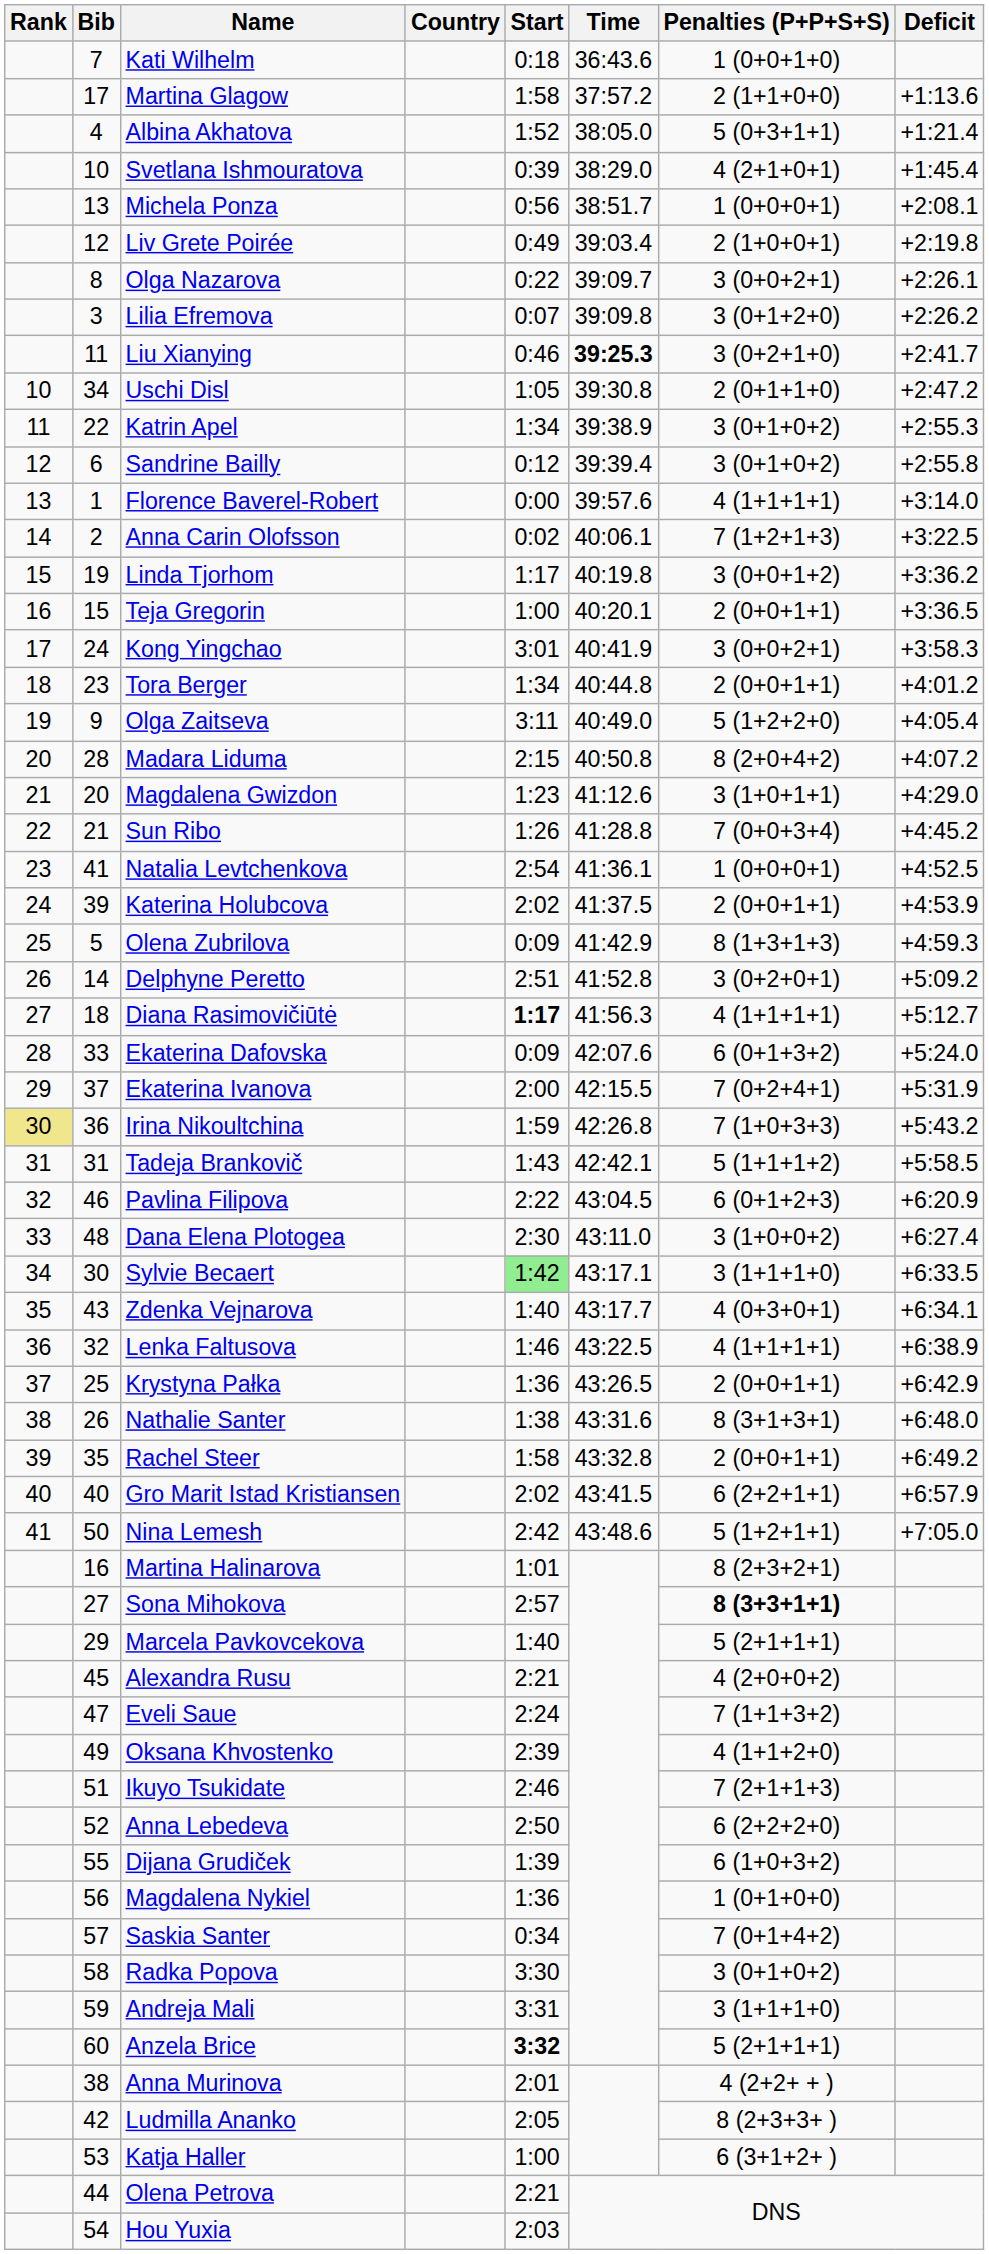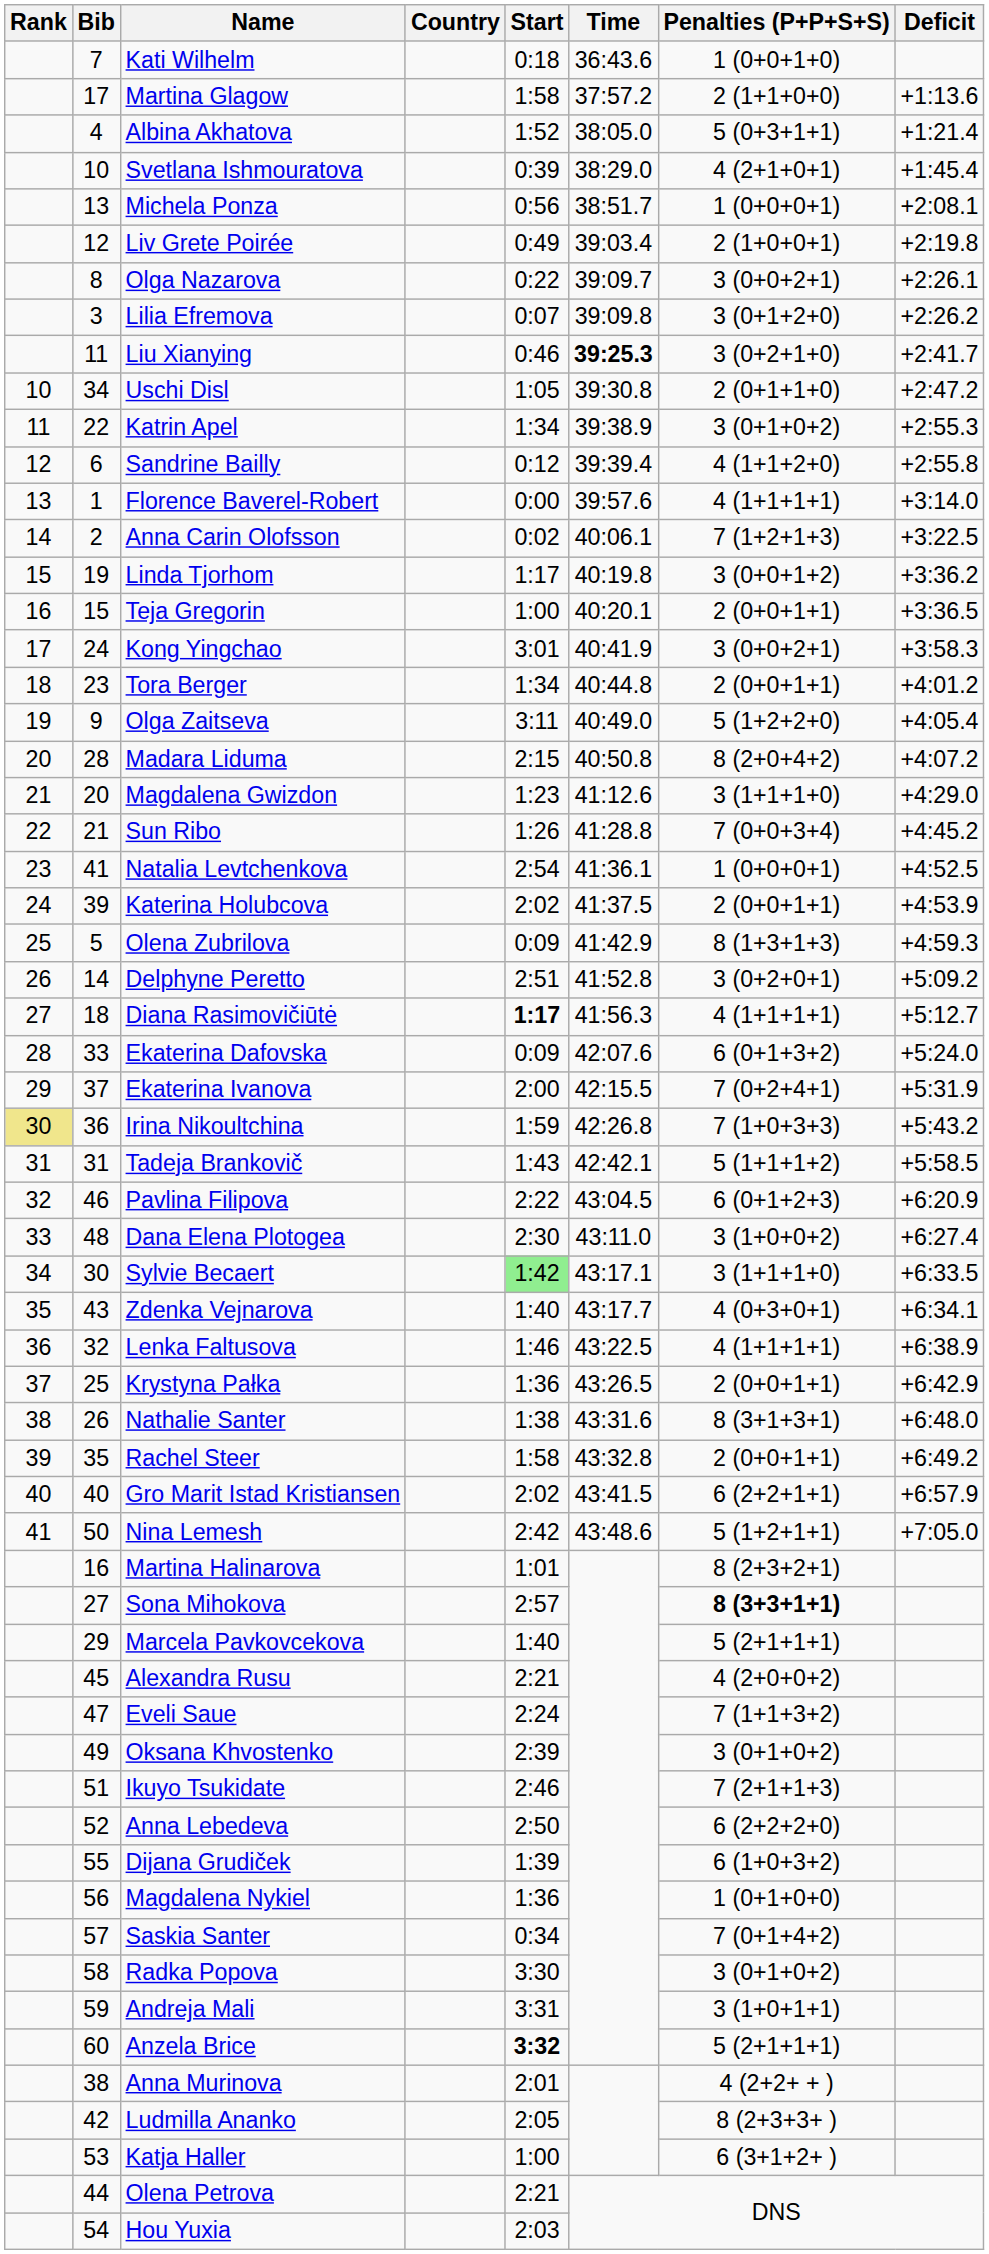(777, 464) 3 (0+1+0+2) -> (777, 464) 4 (1+1+2+0)
(777, 795) 3 (1+0+1+1) -> (777, 795) 3 (1+1+1+0)
(777, 1752) 4 (1+1+2+0) -> (777, 1752) 3 (0+1+0+2)
(777, 2009) 3 (1+1+1+0) -> (777, 2009) 3 (1+0+1+1)
